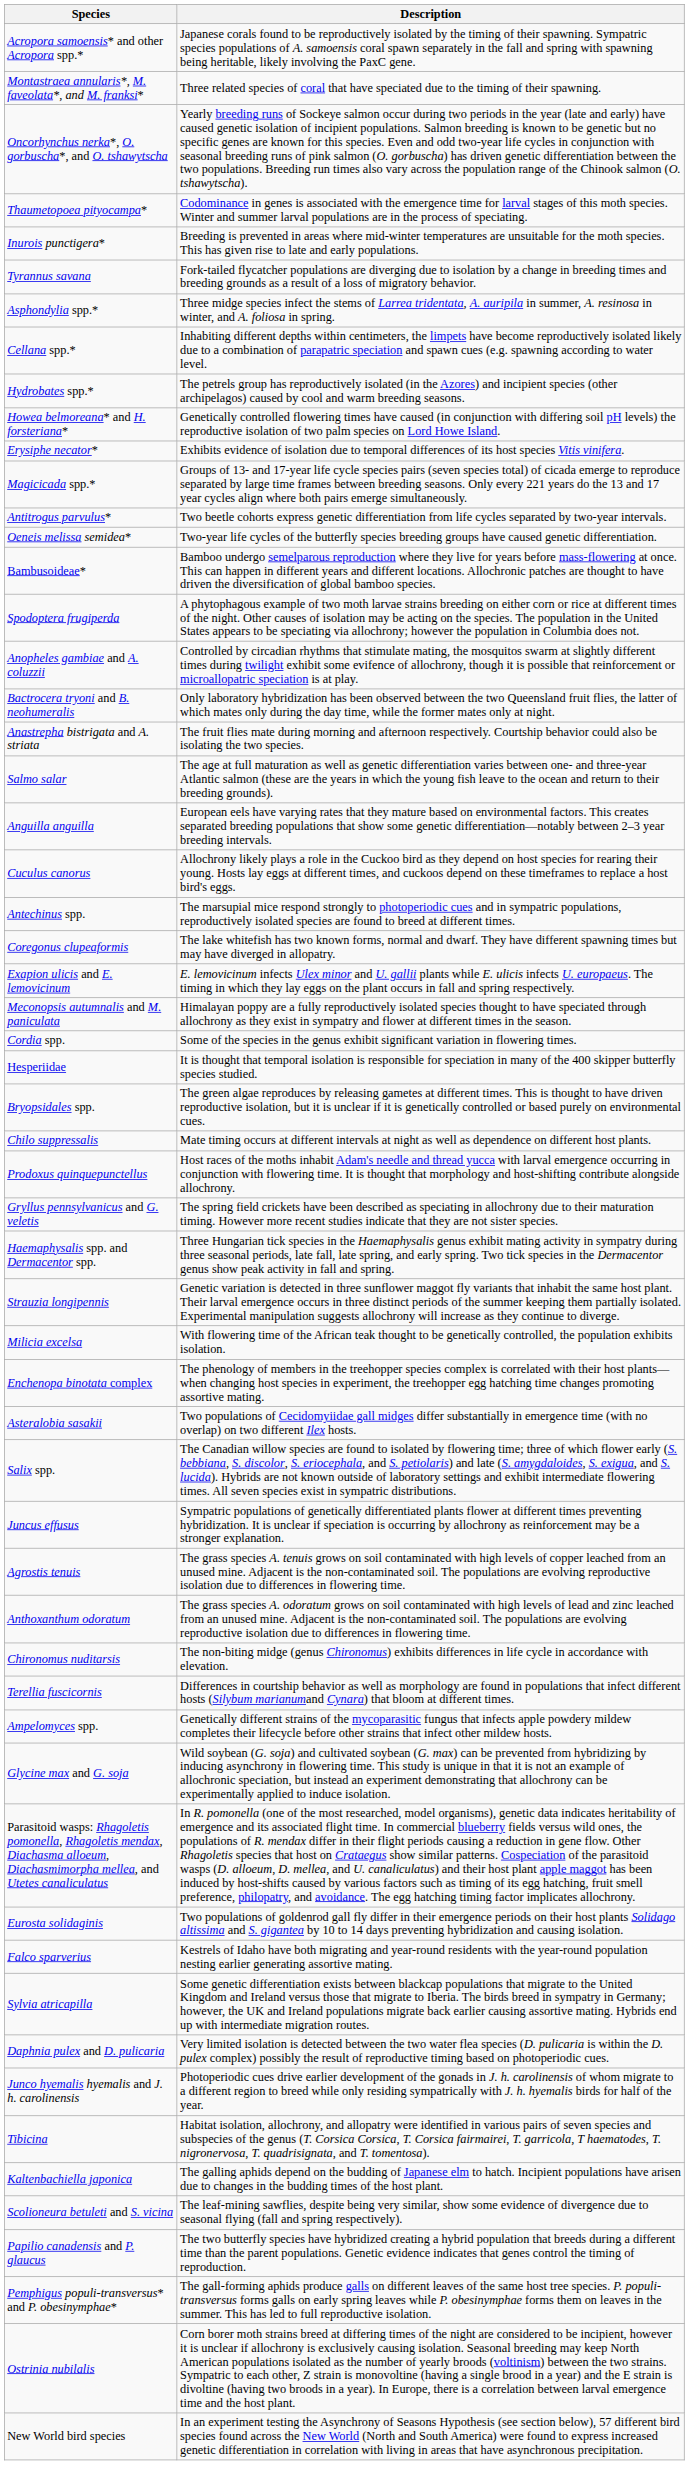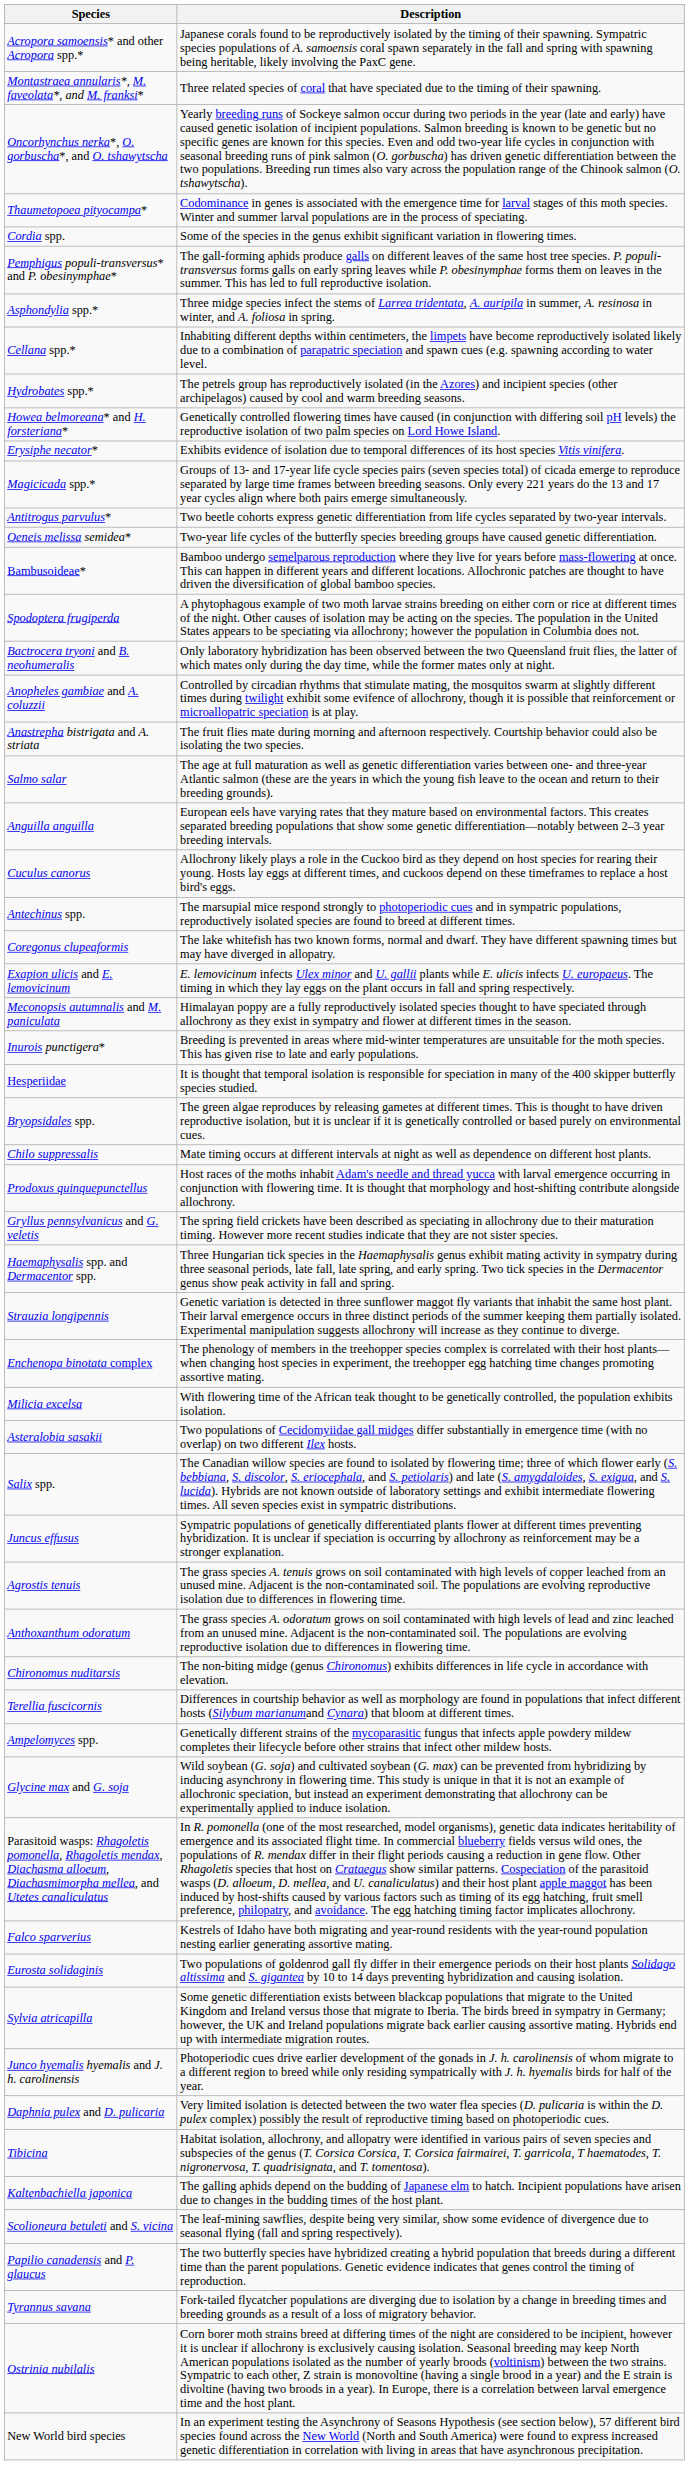rows swapped: (56, 243) <-> (36, 1040)
rows swapped: (85, 2300) <-> (49, 277)
rows swapped: (73, 665) <-> (68, 705)
rows swapped: (80, 1382) <-> (45, 1342)
rows swapped: (55, 1923) <-> (49, 1956)
rows swapped: (85, 2091) <-> (86, 2051)
